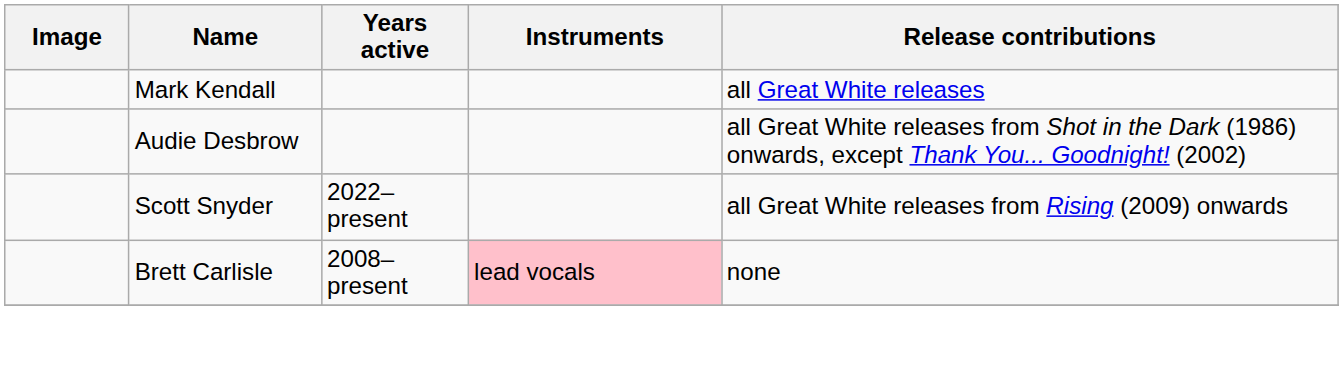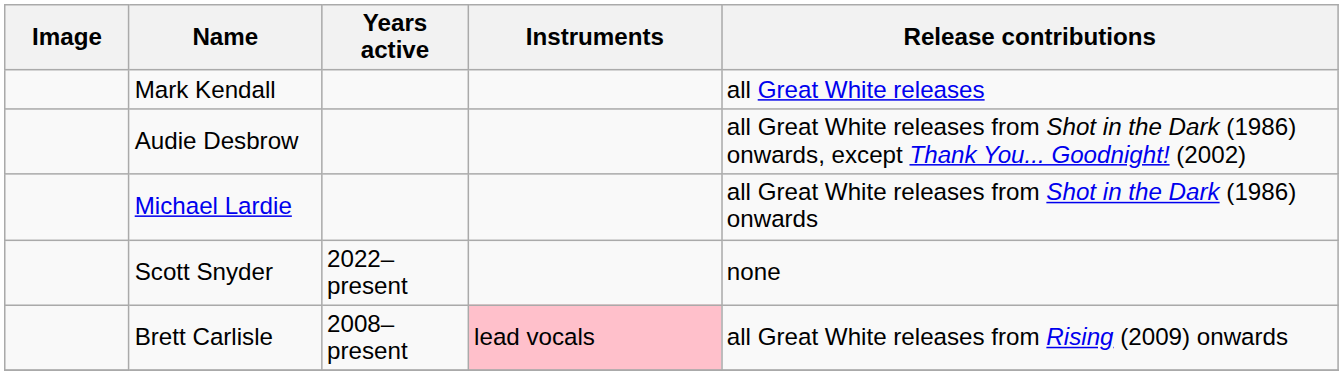+ row: (213, 206)
(1007, 206) all Great White releases from Rising (2009) onwards -> (754, 272) none
(754, 272) none -> (1007, 337) all Great White releases from Rising (2009) onwards
